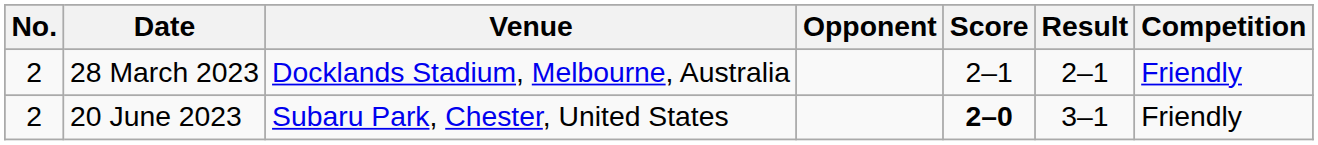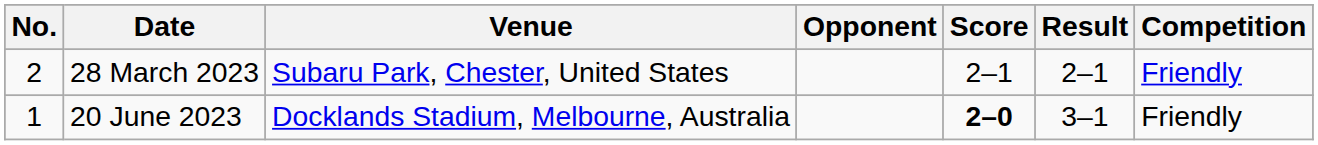(531, 71) Docklands Stadium, Melbourne, Australia -> (500, 71) Subaru Park, Chester, United States
(34, 116) 2 -> (34, 116) 1
(500, 116) Subaru Park, Chester, United States -> (531, 116) Docklands Stadium, Melbourne, Australia
